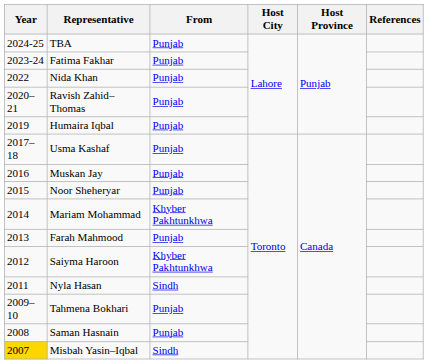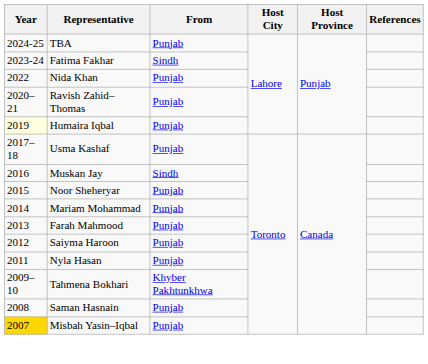(168, 60) Punjab -> (165, 60) Sindh
(18, 125) no background -> (18, 125) lightyellow background
(168, 173) Punjab -> (165, 173) Sindh
(183, 214) Khyber Pakhtunkhwa -> (168, 208) Punjab
(183, 261) Khyber Pakhtunkhwa -> (168, 243) Punjab
(165, 285) Sindh -> (168, 260) Punjab
(168, 309) Punjab -> (183, 284) Khyber Pakhtunkhwa
(165, 350) Sindh -> (168, 325) Punjab
